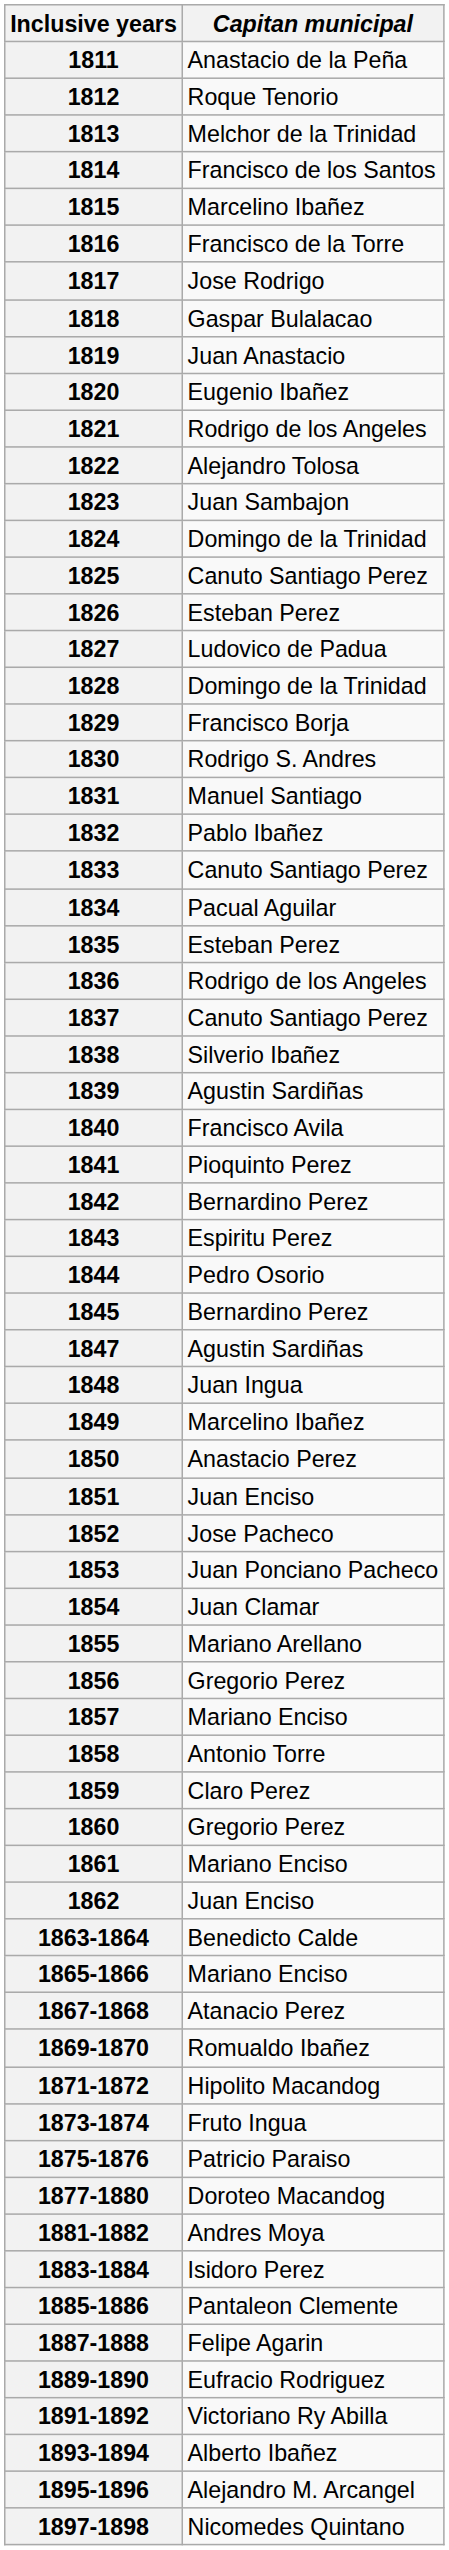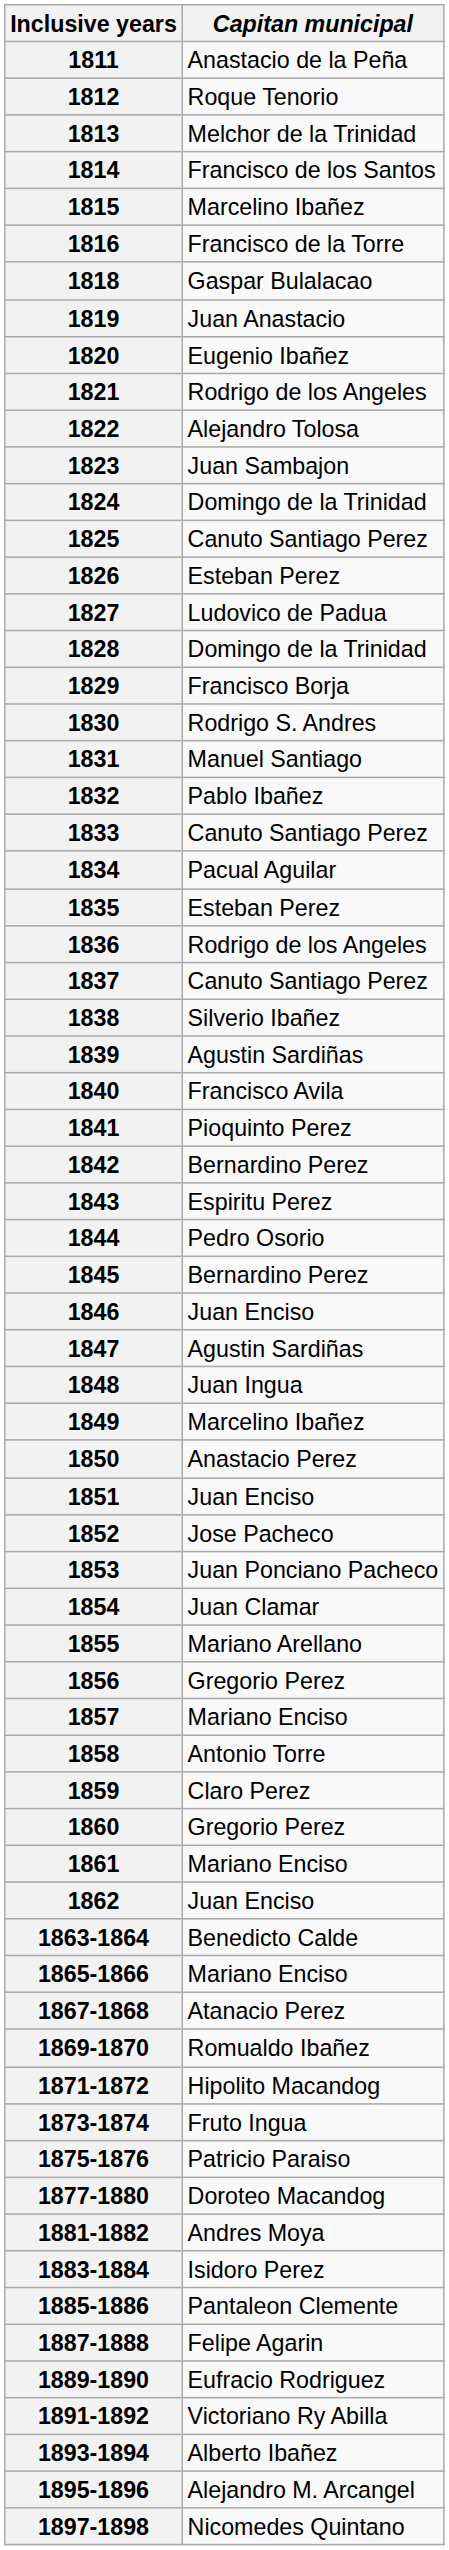- row: (93, 281)
+ row: (93, 1312)
